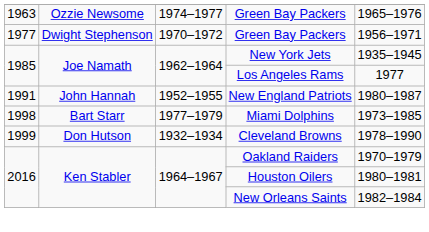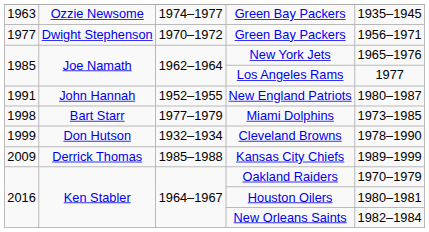(390, 14) 1965–1976 -> (390, 14) 1935–1945
(390, 55) 1935–1945 -> (390, 55) 1965–1976
+ row: (22, 156)
